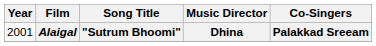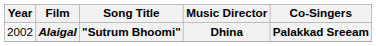(20, 32) 2001 -> (20, 32) 2002
